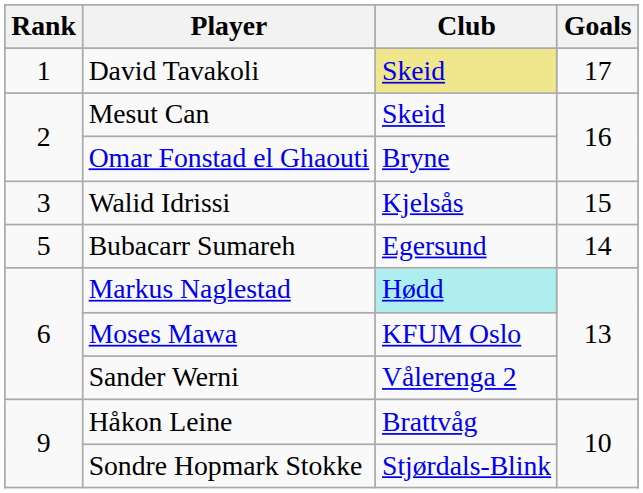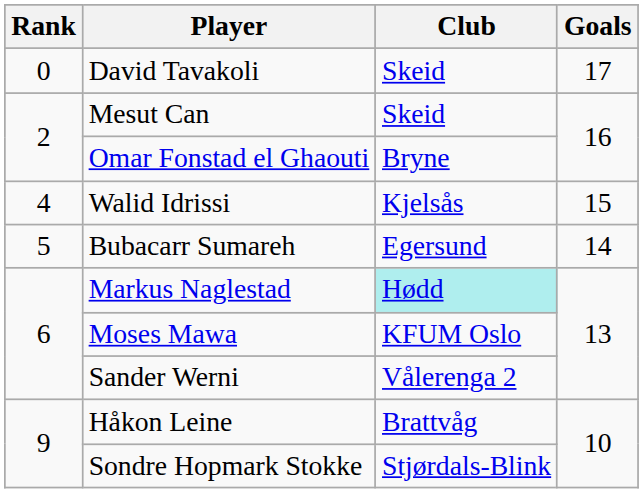(44, 70) 1 -> (44, 70) 0
(414, 70) khaki background -> (414, 70) no background
(44, 202) 3 -> (44, 202) 4
